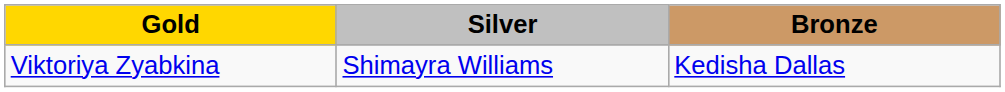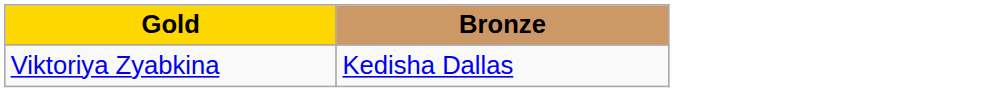- column: (502, 24)
